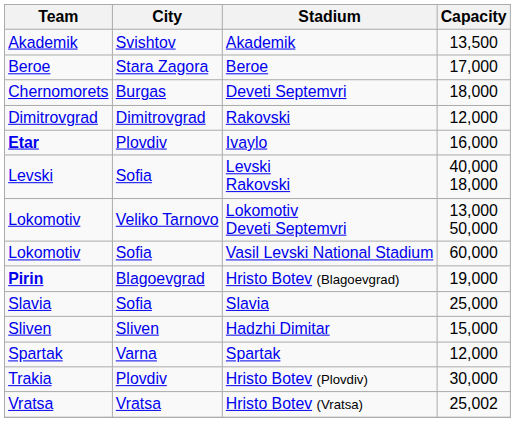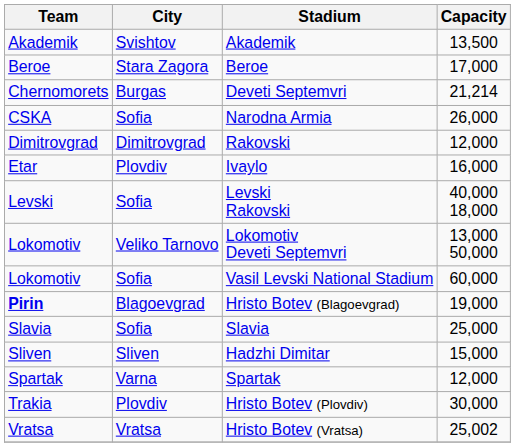(474, 92) 18,000 -> (474, 92) 21,214
+ row: (279, 117)
(24, 142) bold -> (23, 167) normal
